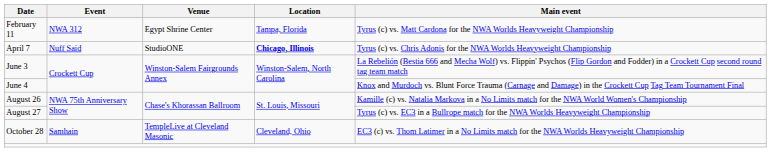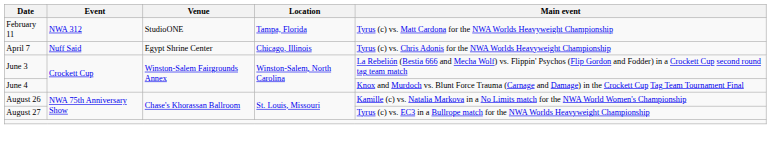(179, 29) Egypt Shrine Center -> (164, 29) StudioONE
(164, 48) StudioONE -> (179, 48) Egypt Shrine Center
(285, 48) bold -> (284, 48) normal
- row: (25, 131)
